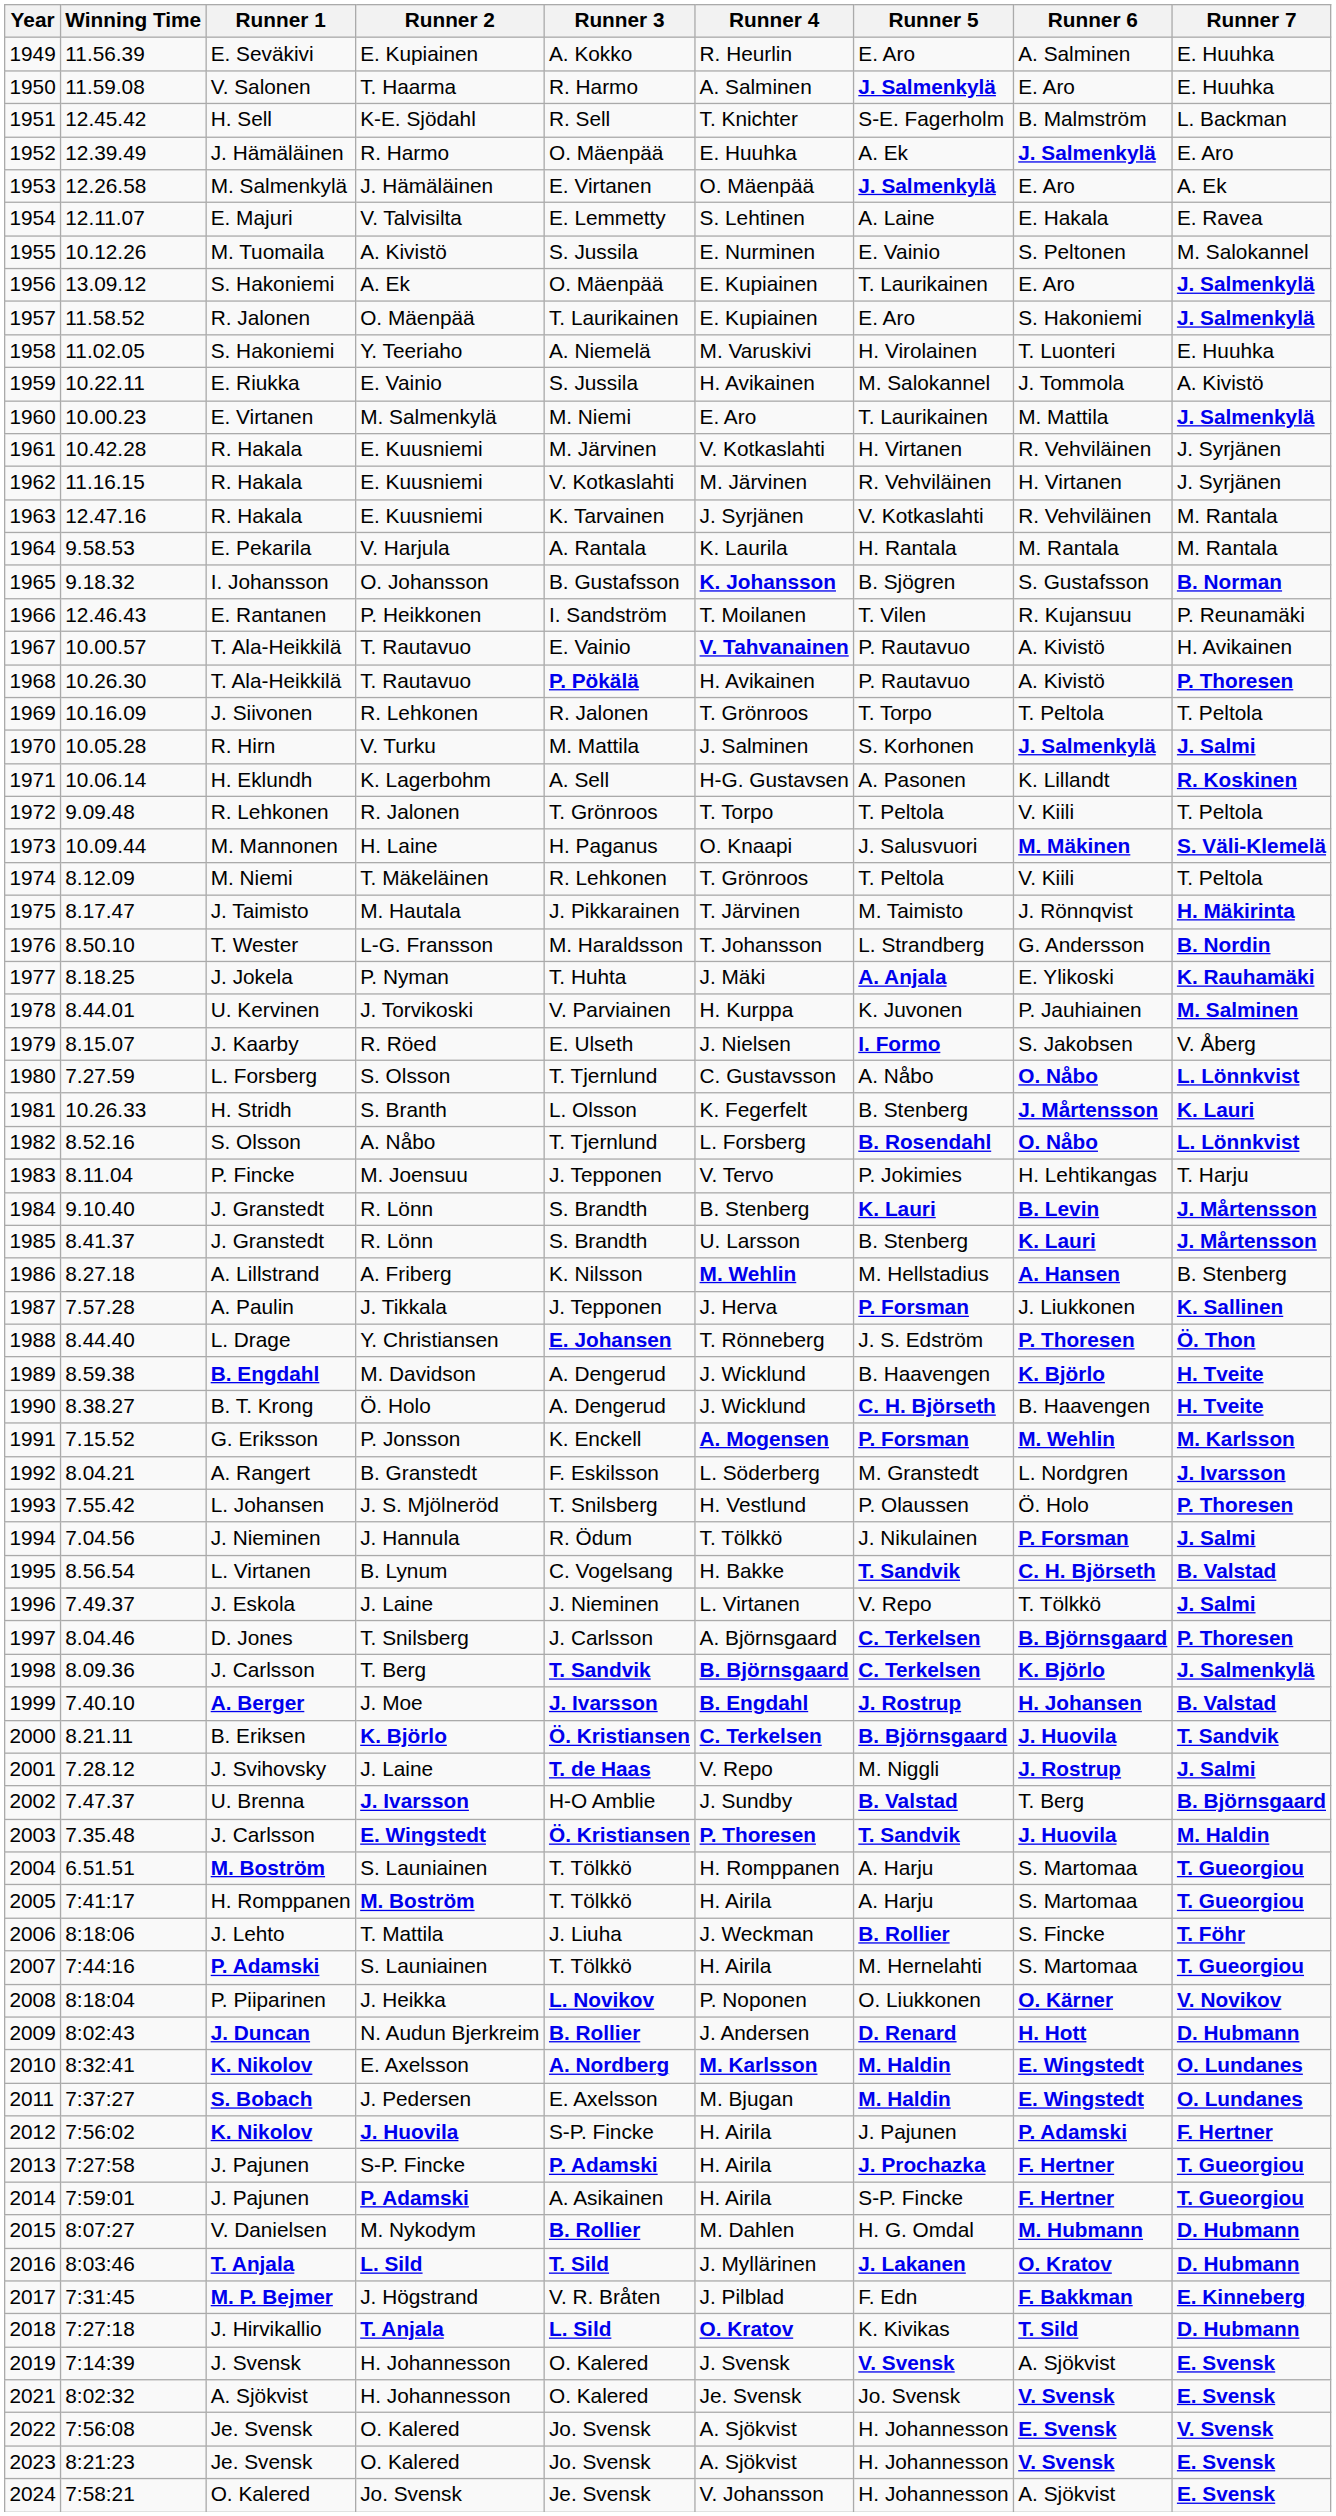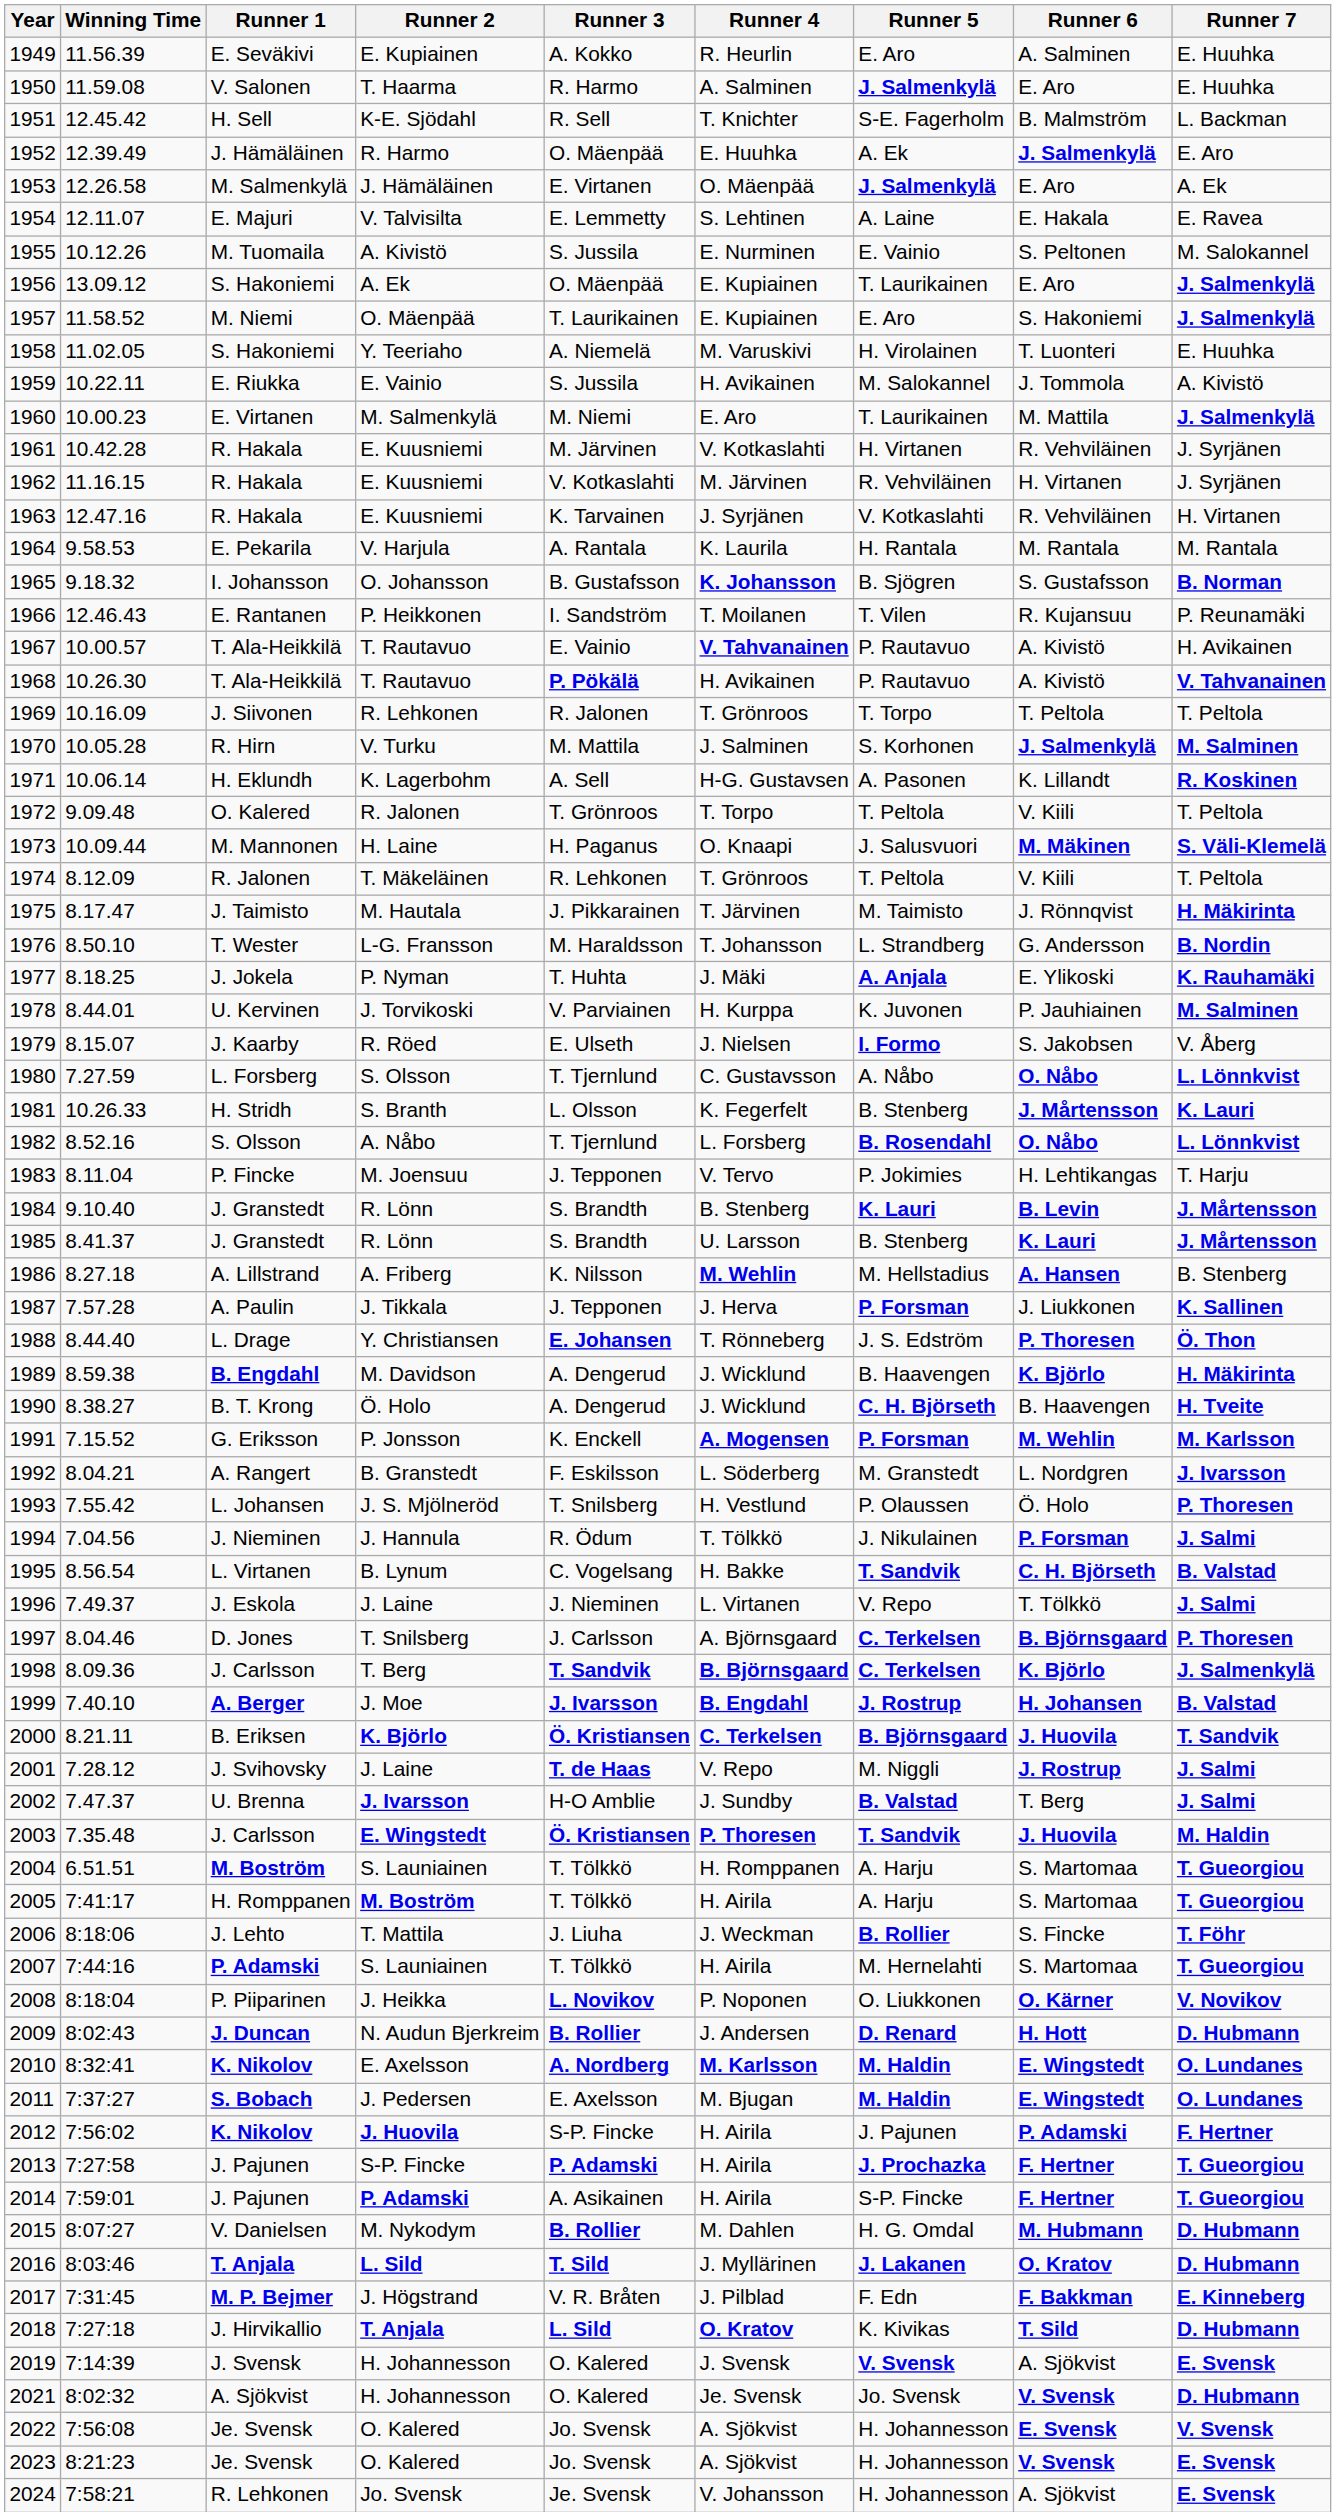(260, 317) R. Jalonen -> (252, 317) M. Niemi
(1227, 515) M. Rantala -> (1229, 515) H. Virtanen
(1235, 680) P. Thoresen -> (1251, 680) V. Tahvanainen
(1216, 746) J. Salmi -> (1238, 746) M. Salminen
(270, 812) R. Lehkonen -> (260, 812) O. Kalered
(252, 878) M. Niemi -> (260, 878) R. Jalonen
(1220, 1373) H. Tveite -> (1236, 1373) H. Mäkirinta
(1251, 1802) B. Björnsgaard -> (1216, 1802) J. Salmi
(1226, 2396) E. Svensk -> (1238, 2396) D. Hubmann
(260, 2495) O. Kalered -> (270, 2495) R. Lehkonen
